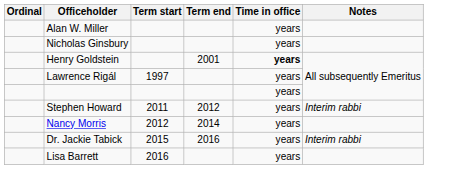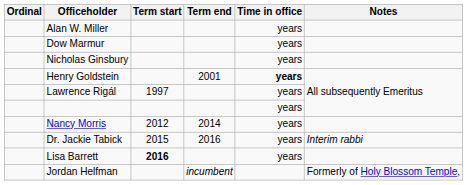+ row: (75, 44)
- row: (84, 108)
(157, 156) normal -> (157, 156) bold
+ row: (82, 172)
